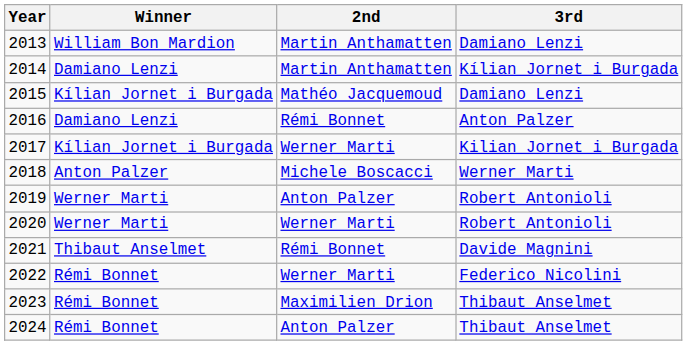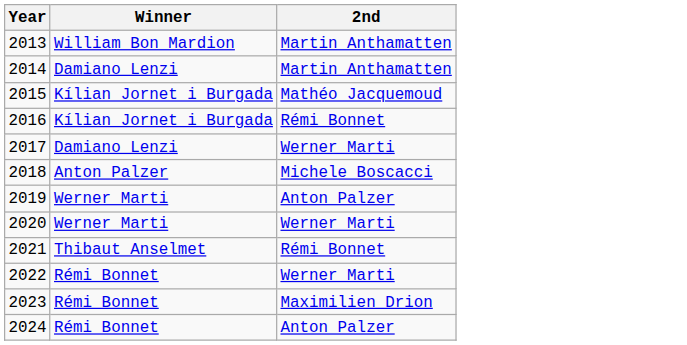- column: (569, 18)
(116, 121) Damiano Lenzi -> (163, 121) Kílian Jornet i Burgada
(163, 147) Kílian Jornet i Burgada -> (116, 147) Damiano Lenzi
